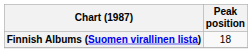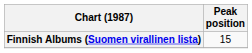(225, 39) 18 -> (225, 39) 15
